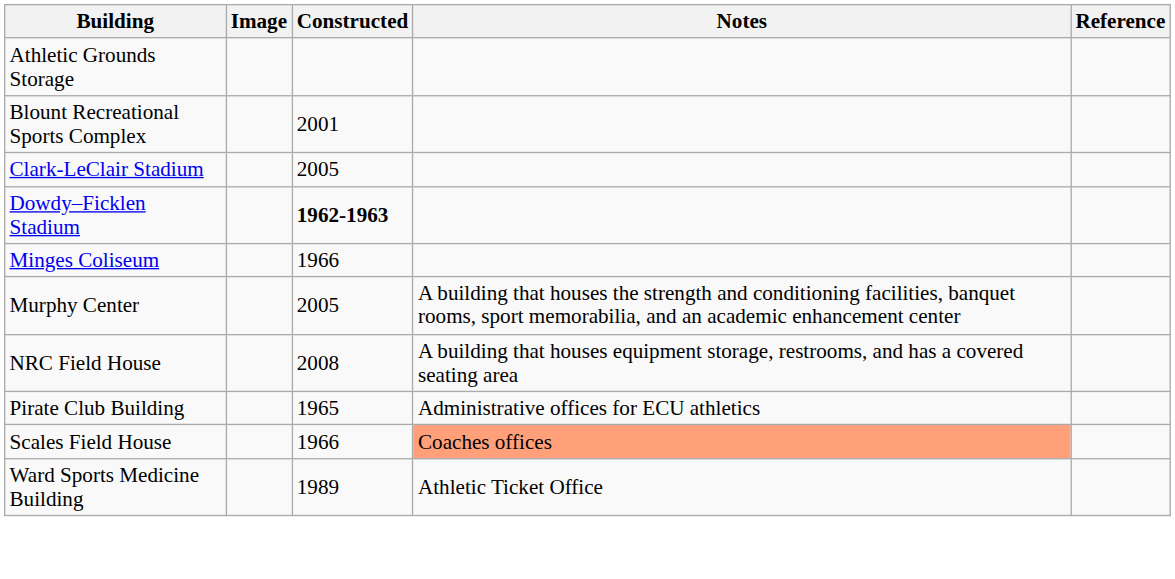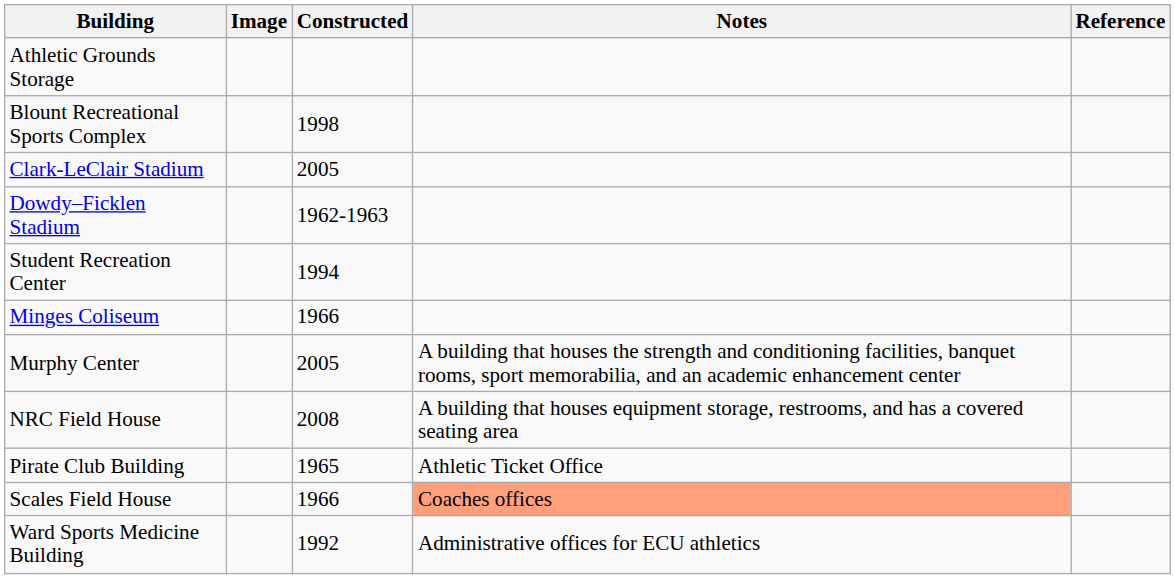(318, 123) 2001 -> (318, 123) 1998
(343, 214) bold -> (343, 214) normal
+ row: (90, 271)
(589, 408) Administrative offices for ECU athletics -> (510, 465) Athletic Ticket Office
(318, 486) 1989 -> (318, 544) 1992
(510, 486) Athletic Ticket Office -> (589, 544) Administrative offices for ECU athletics
